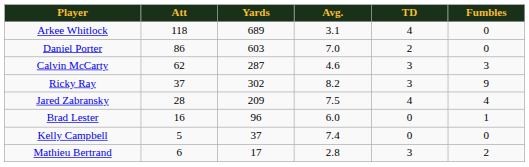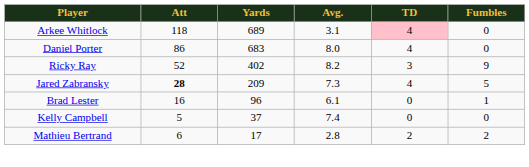(410, 30) no background -> (410, 30) pink background
(256, 48) 603 -> (256, 48) 683
(333, 48) 7.0 -> (333, 48) 8.0
(410, 48) 2 -> (410, 48) 4
- row: (73, 65)
(179, 83) 37 -> (179, 65) 52
(256, 83) 302 -> (256, 65) 402
(179, 100) normal -> (179, 83) bold
(333, 100) 7.5 -> (333, 83) 7.3
(486, 100) 4 -> (486, 83) 5
(333, 118) 6.0 -> (333, 100) 6.1
(410, 153) 3 -> (410, 135) 2
